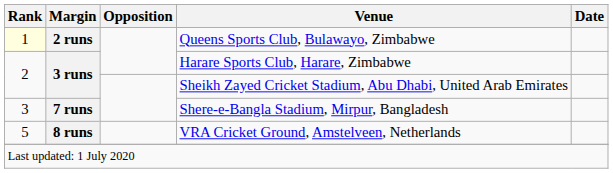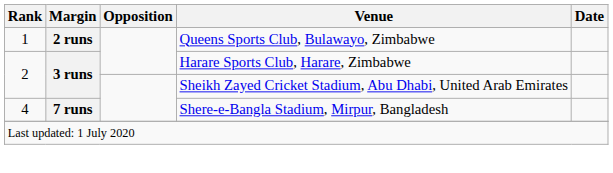(25, 39) lightyellow background -> (25, 39) no background
(25, 109) 3 -> (25, 109) 4
- row: (320, 132)
